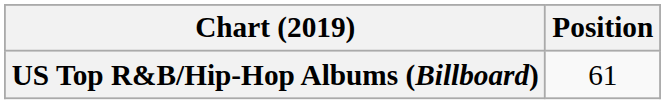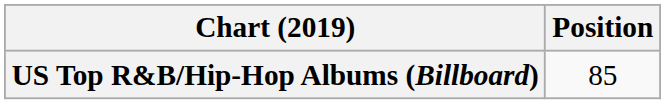(603, 74) 61 -> (603, 74) 85
